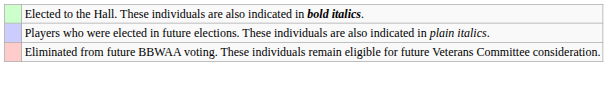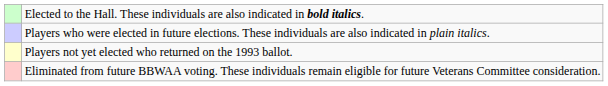+ row: (159, 52)
